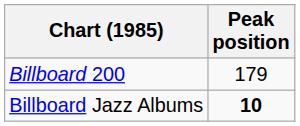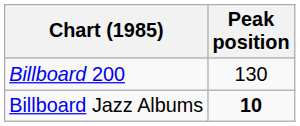(251, 74) 179 -> (251, 74) 130
